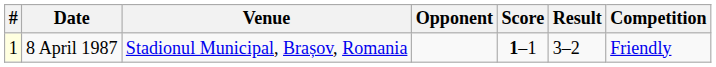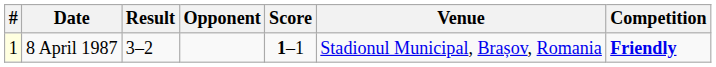columns swapped: (267, 18) <-> (577, 18)
(641, 47) normal -> (643, 47) bold
